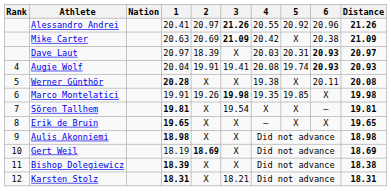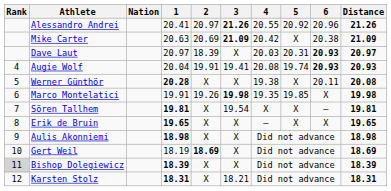(17, 165) no background -> (17, 165) lightgrey background
(363, 165) 18.38 -> (363, 165) 18.39
